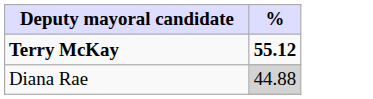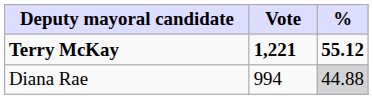+ column: (283, 19)
